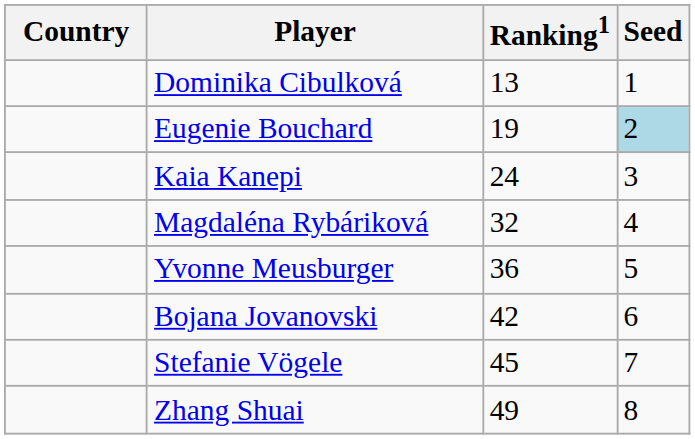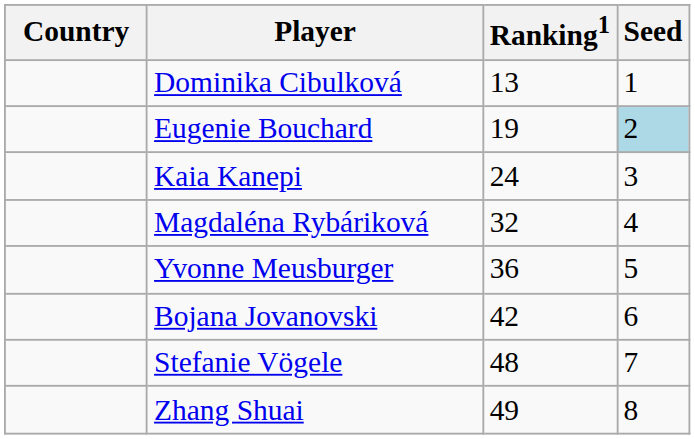(504, 362) 45 -> (504, 362) 48
